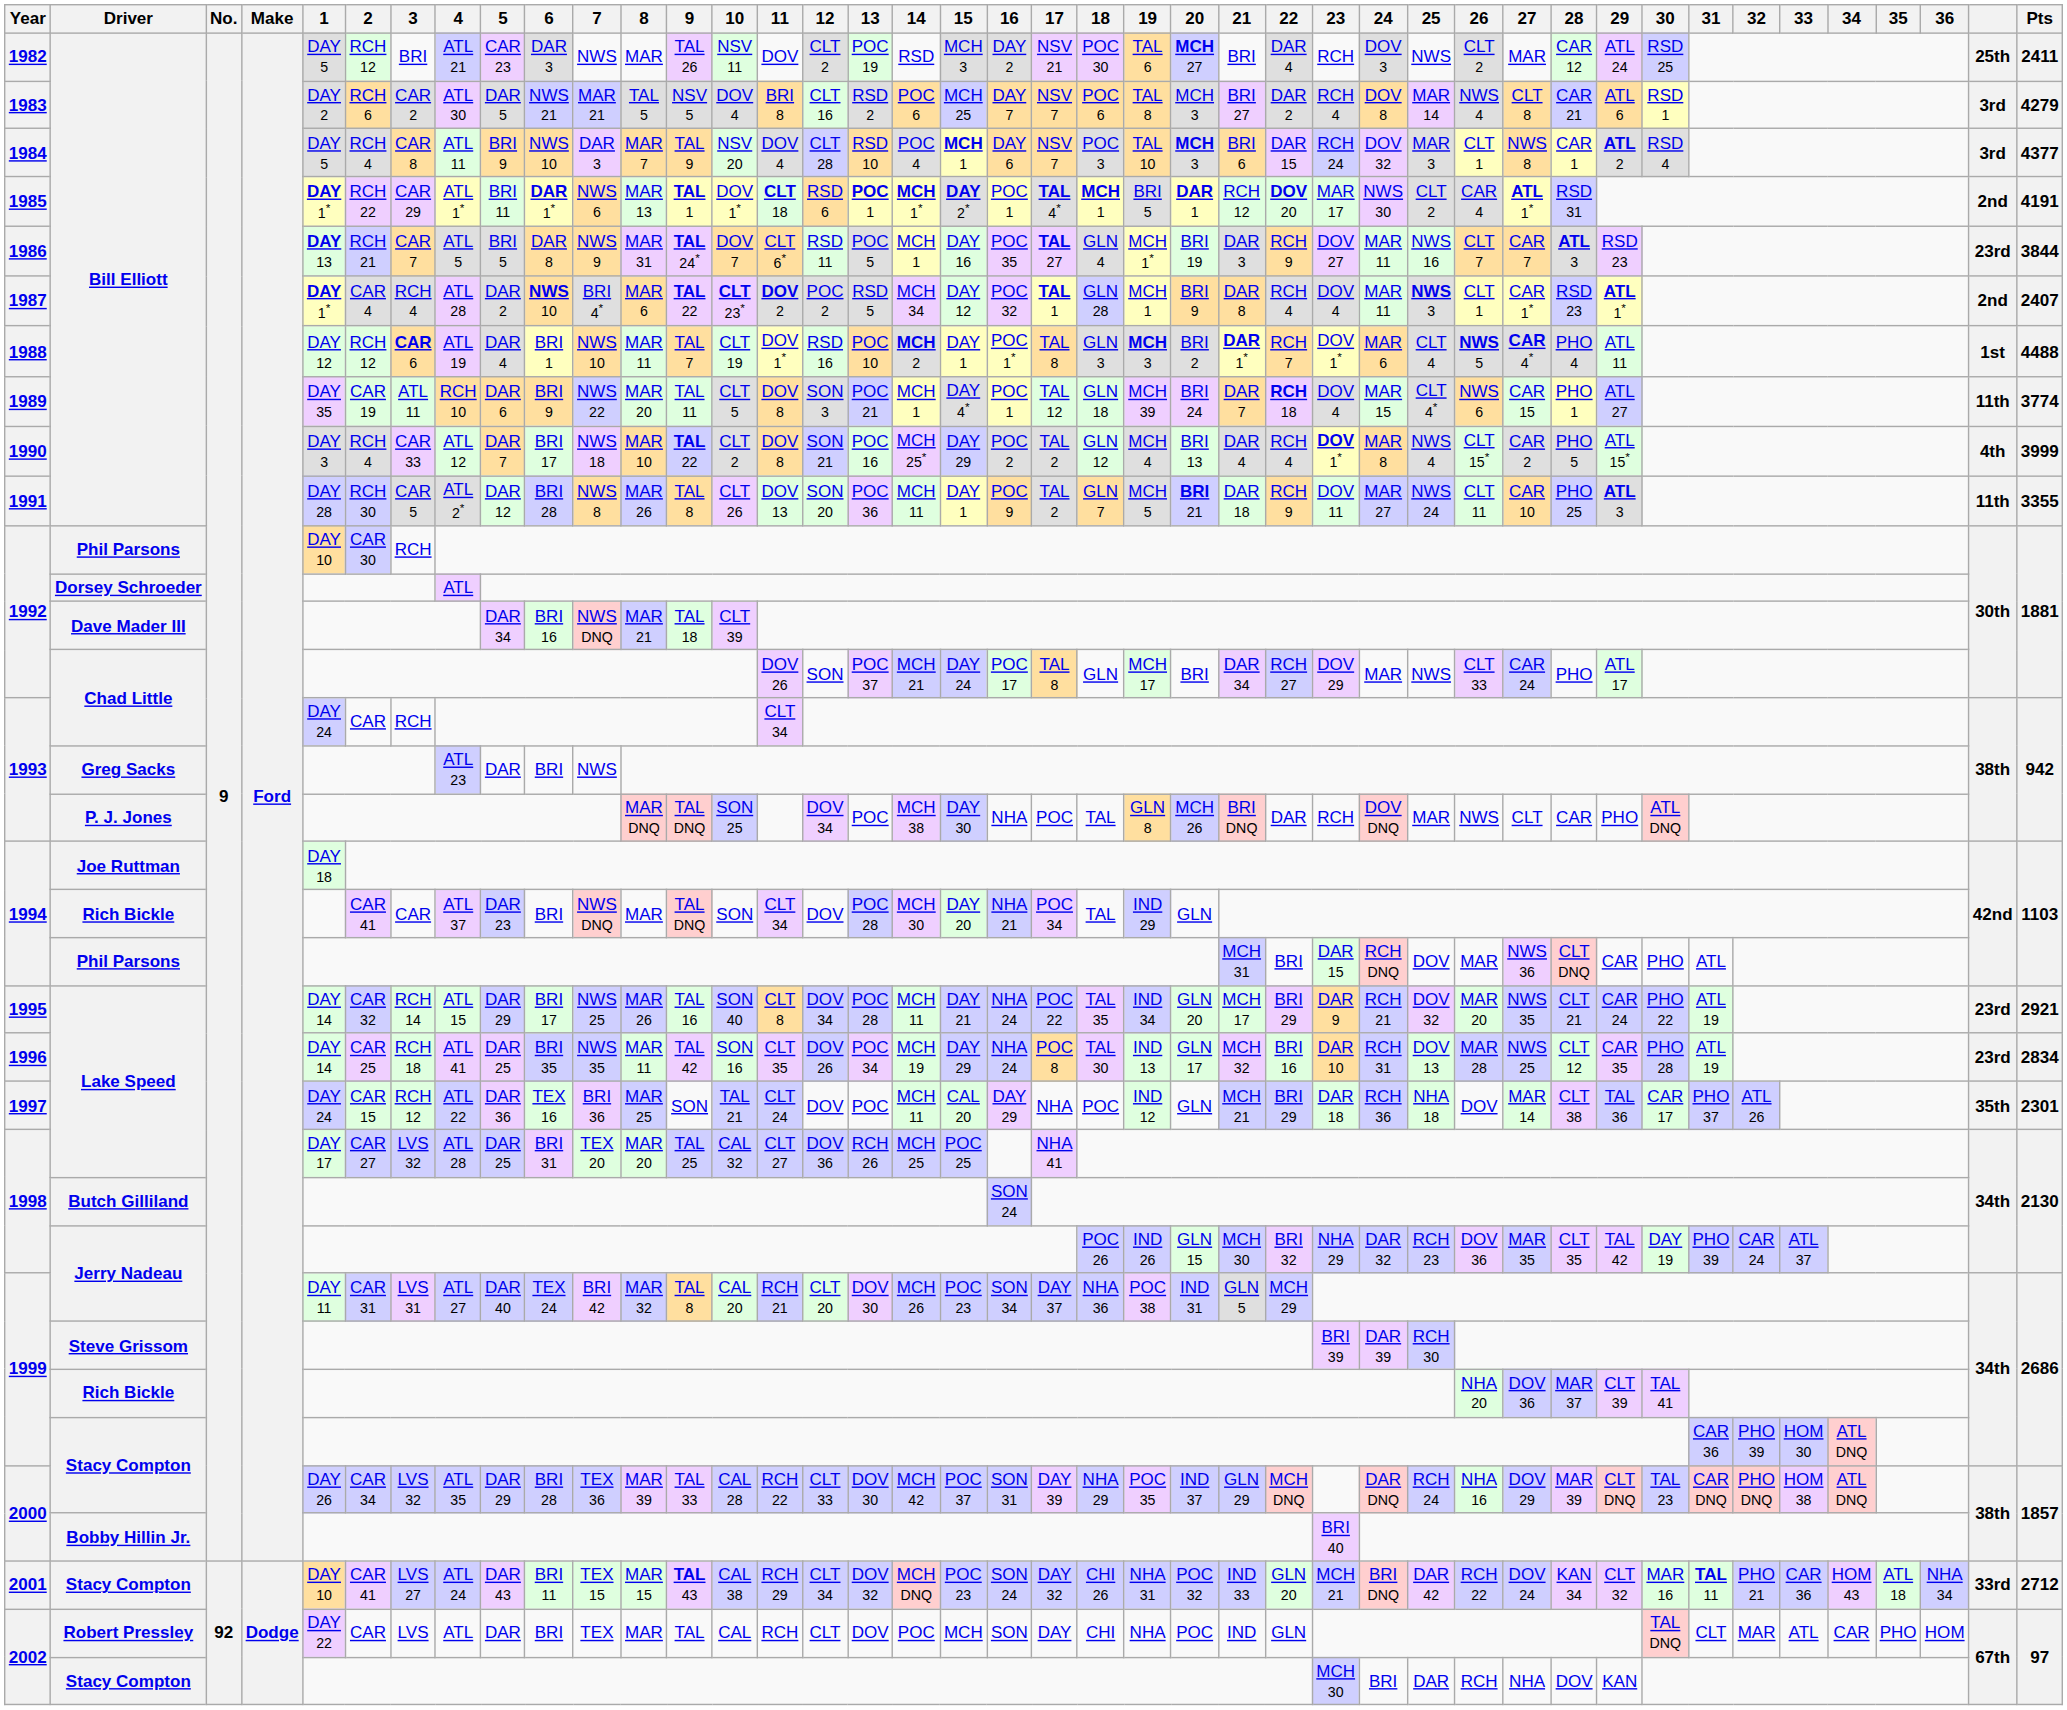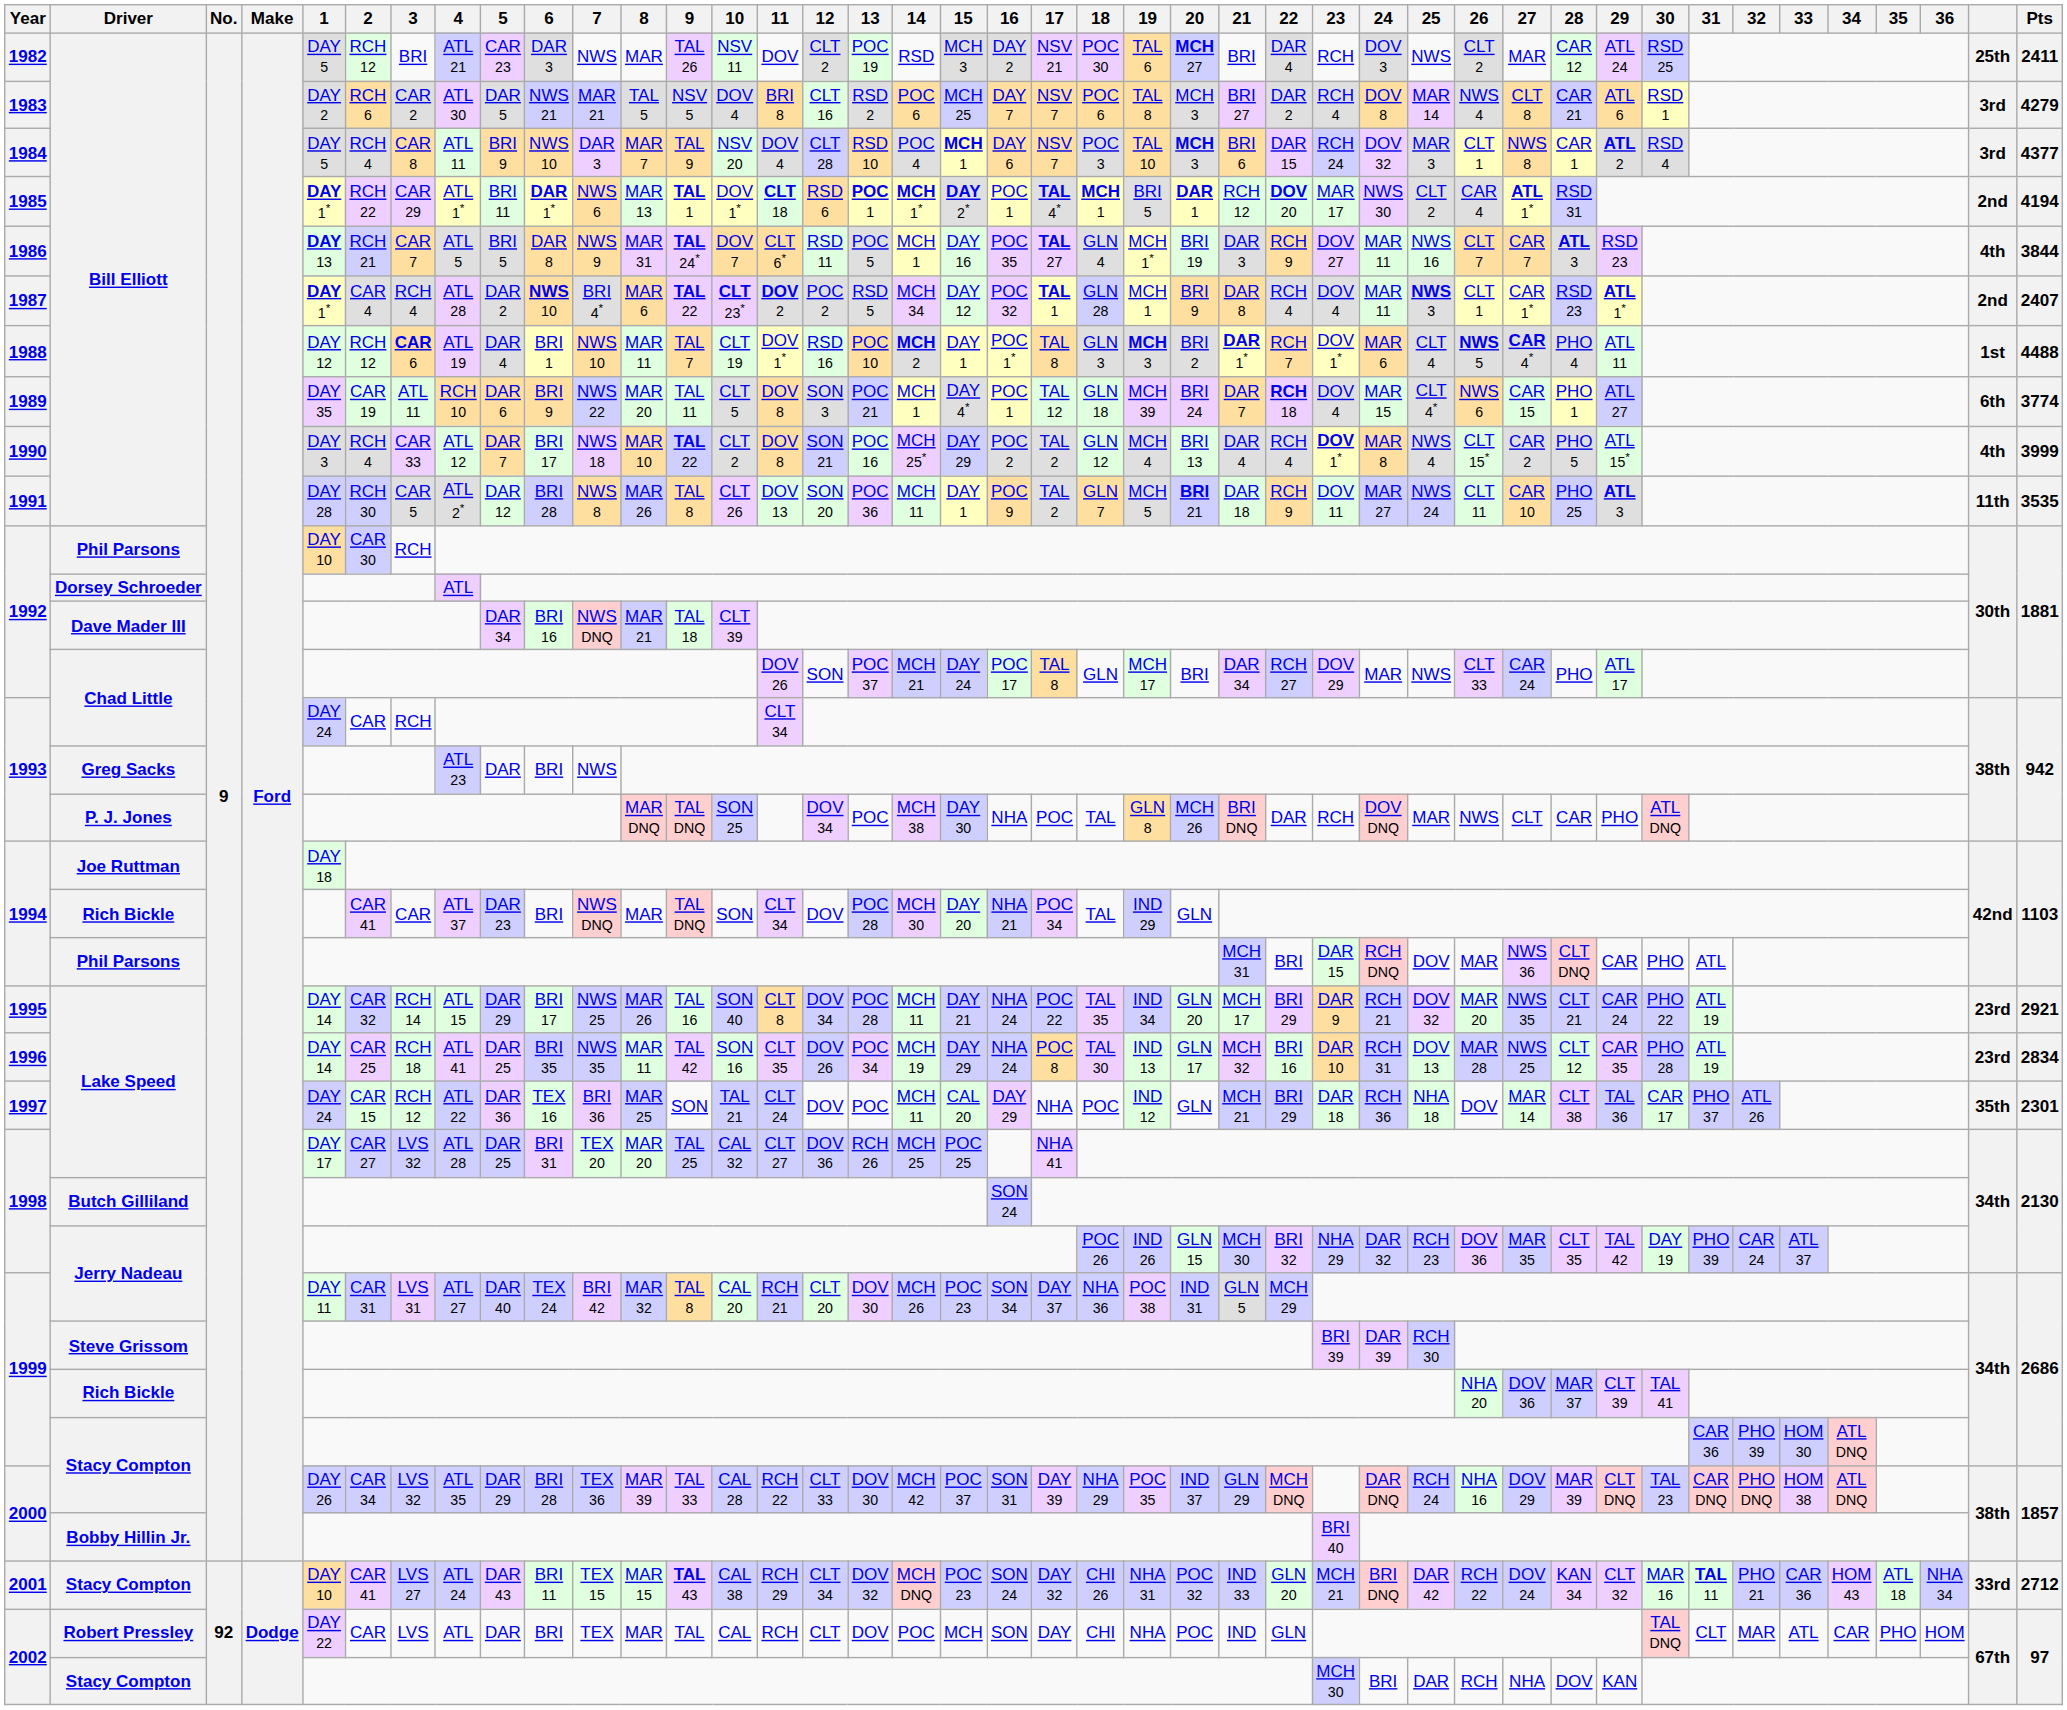(2040, 202) 4191 -> (2040, 202) 4194
(1993, 251) 23rd -> (1993, 251) 4th
(1993, 401) 11th -> (1993, 401) 6th
(2040, 501) 3355 -> (2040, 501) 3535
